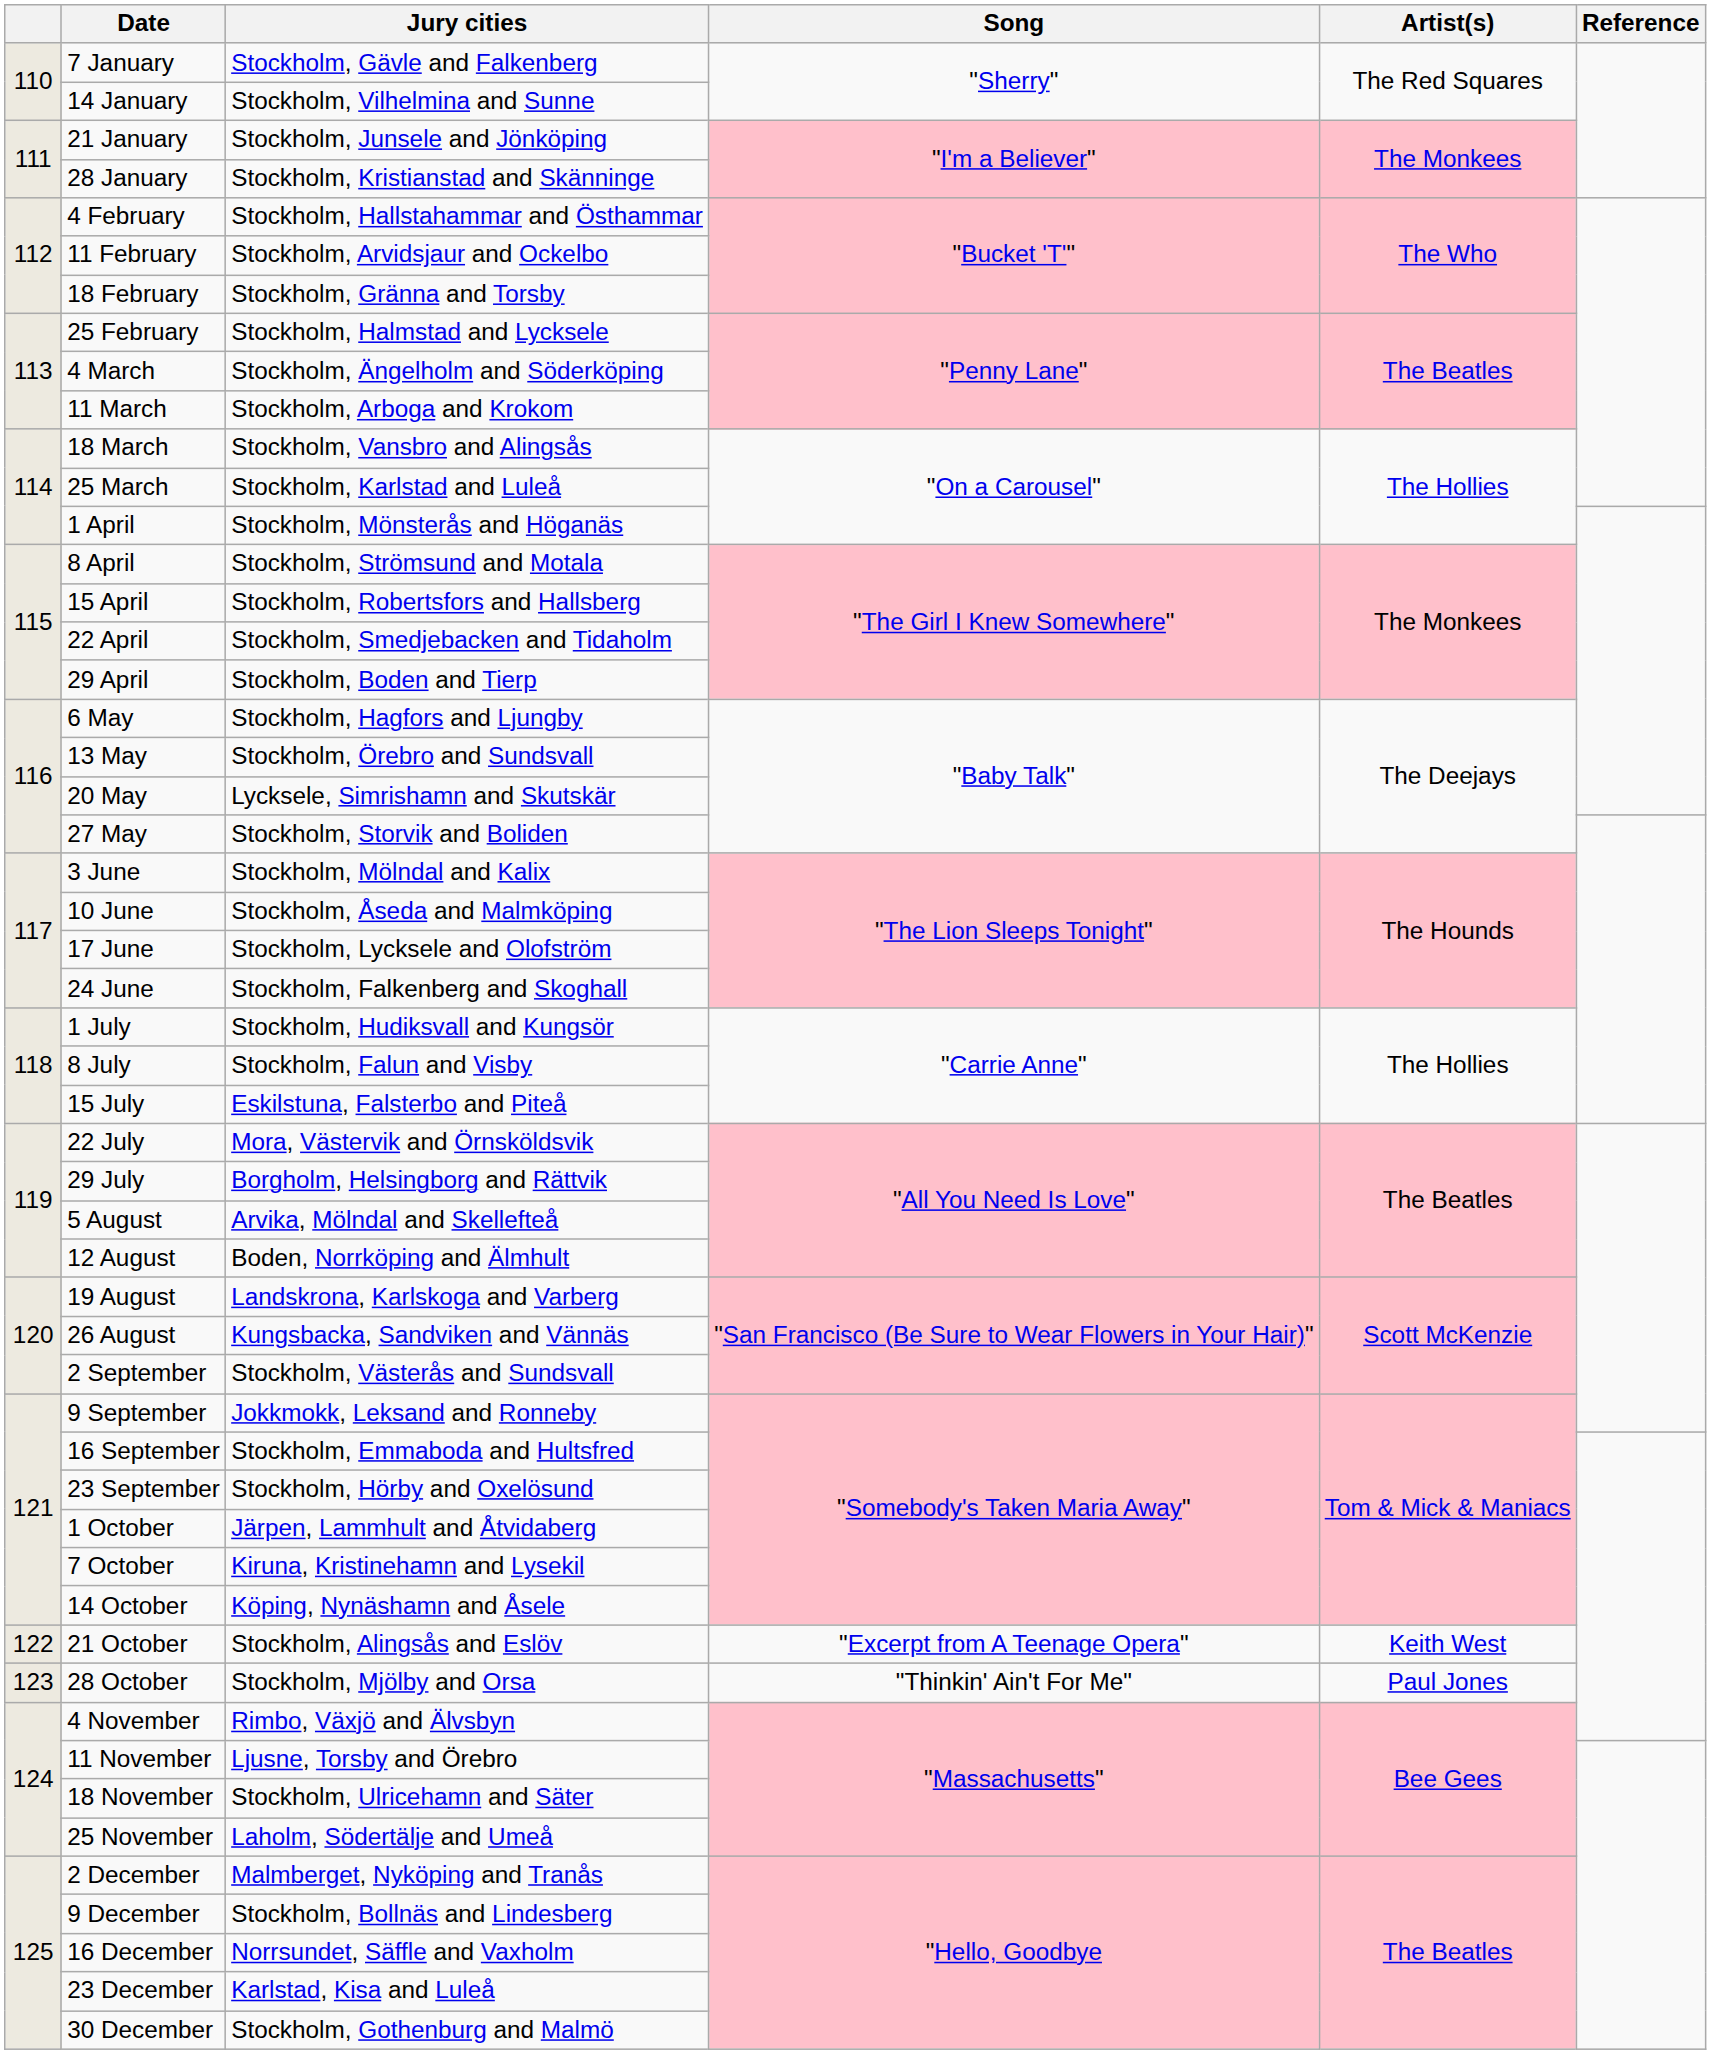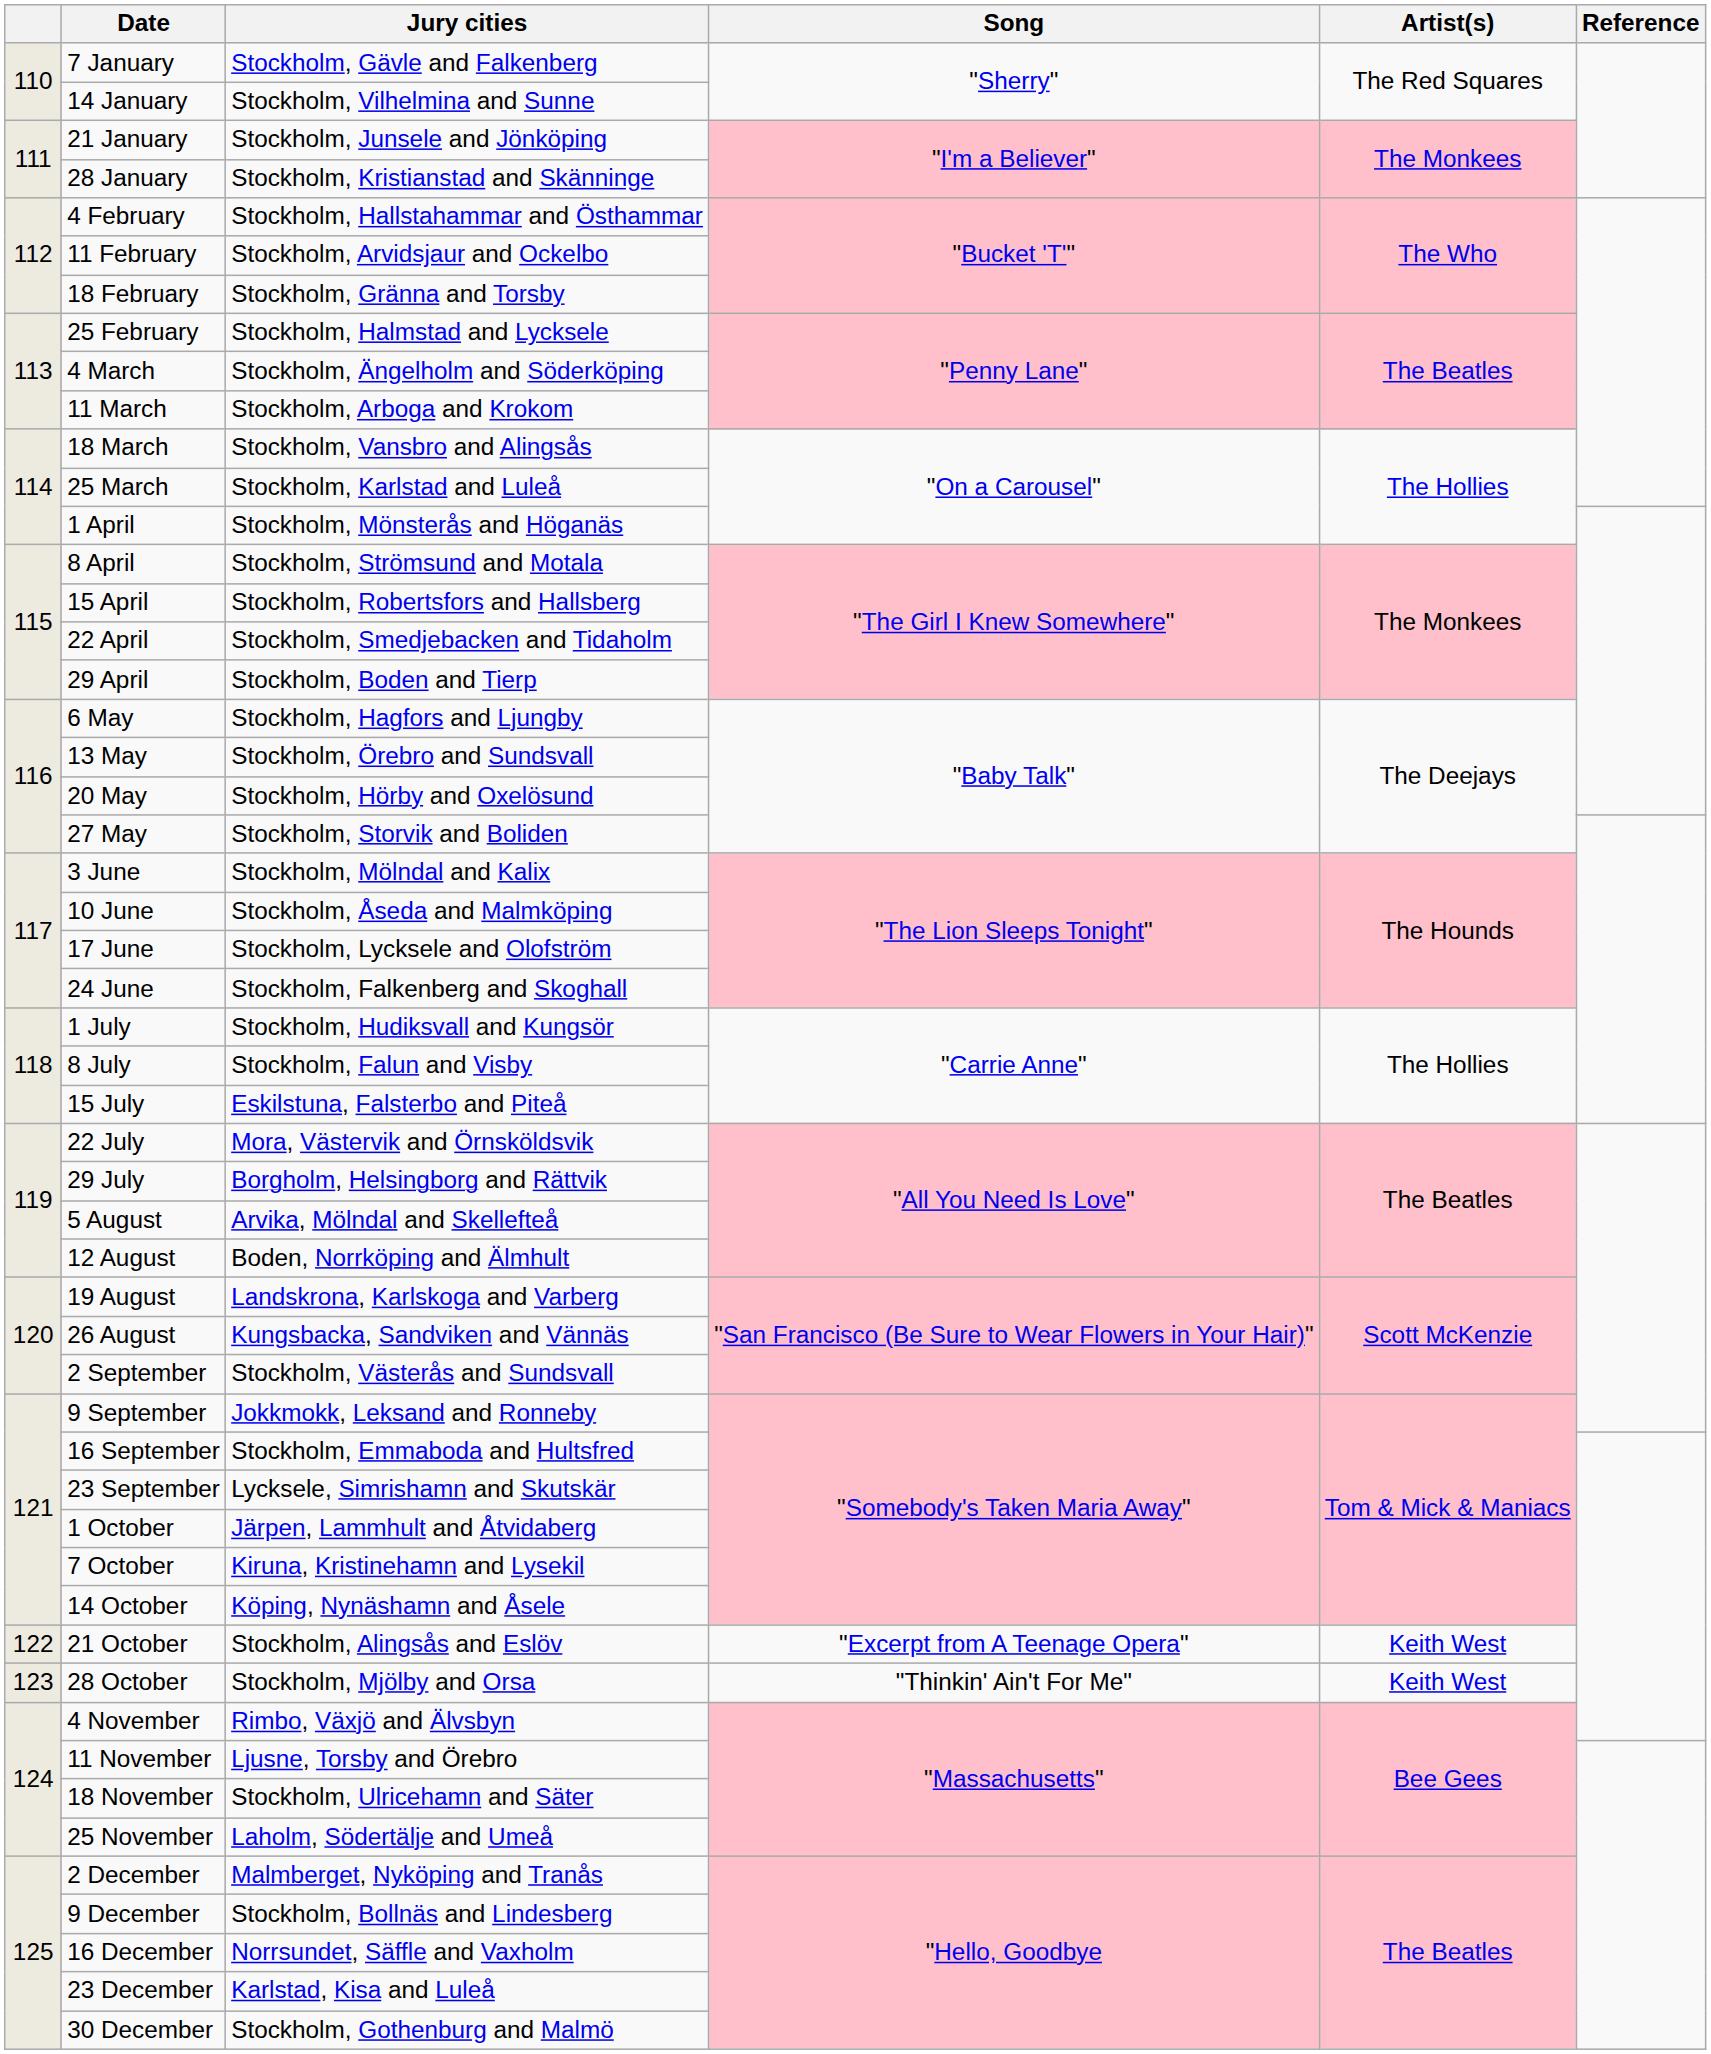(423, 795) Lycksele, Simrishamn and Skutskär -> (412, 795) Stockholm, Hörby and Oxelösund
(412, 1489) Stockholm, Hörby and Oxelösund -> (423, 1489) Lycksele, Simrishamn and Skutskär
(1448, 1682) Paul Jones -> (1448, 1682) Keith West
